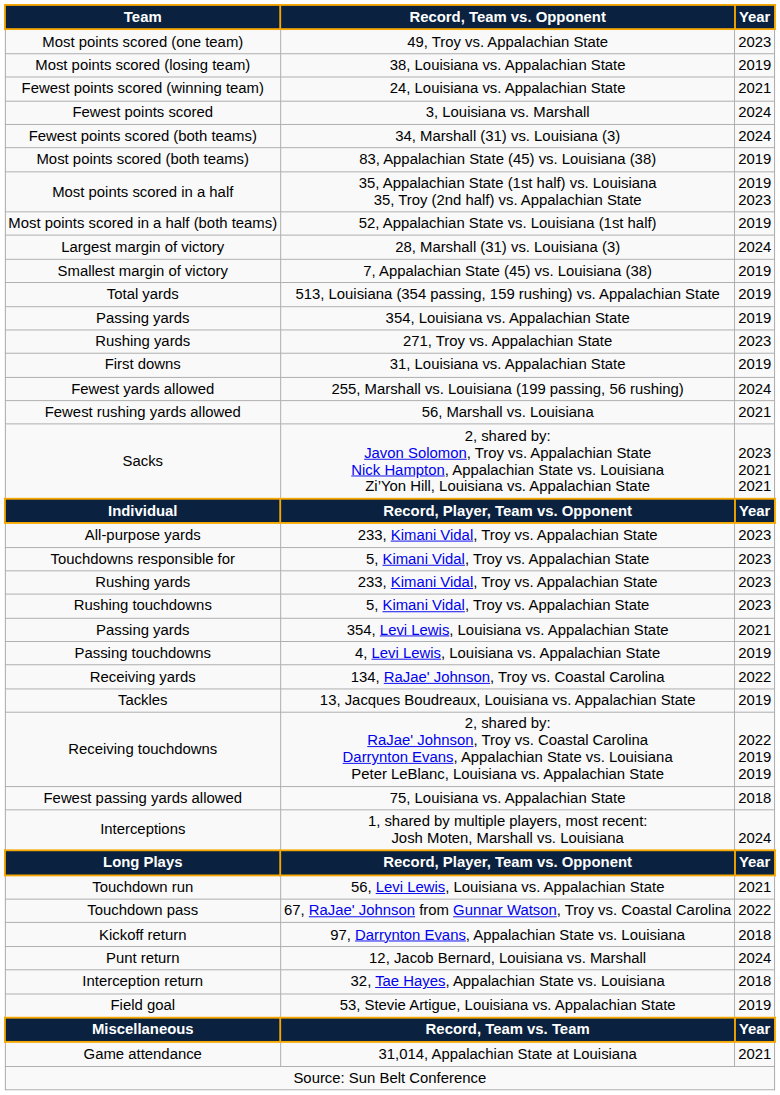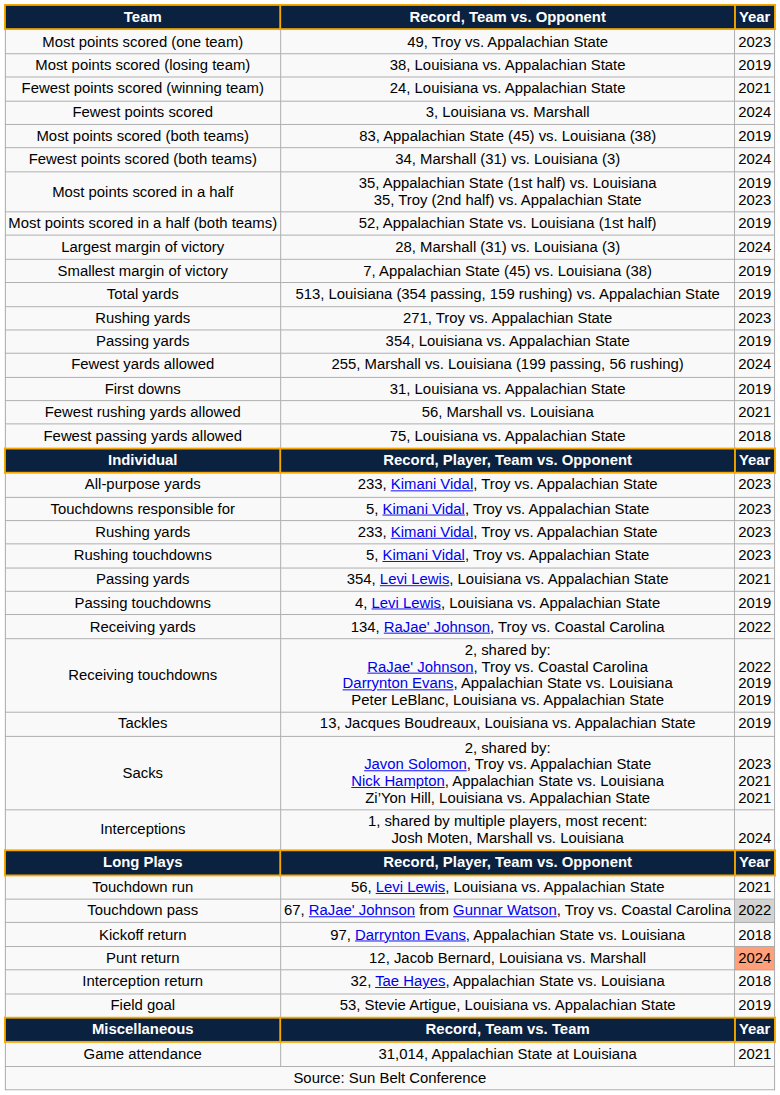rows swapped: (143, 159) <-> (143, 136)
rows swapped: (143, 341) <-> (143, 318)
rows swapped: (143, 365) <-> (143, 388)
rows swapped: (143, 797) <-> (143, 461)
rows swapped: (143, 749) <-> (143, 700)
(755, 910) no background -> (755, 910) lightgrey background
(755, 958) no background -> (755, 958) lightsalmon background
